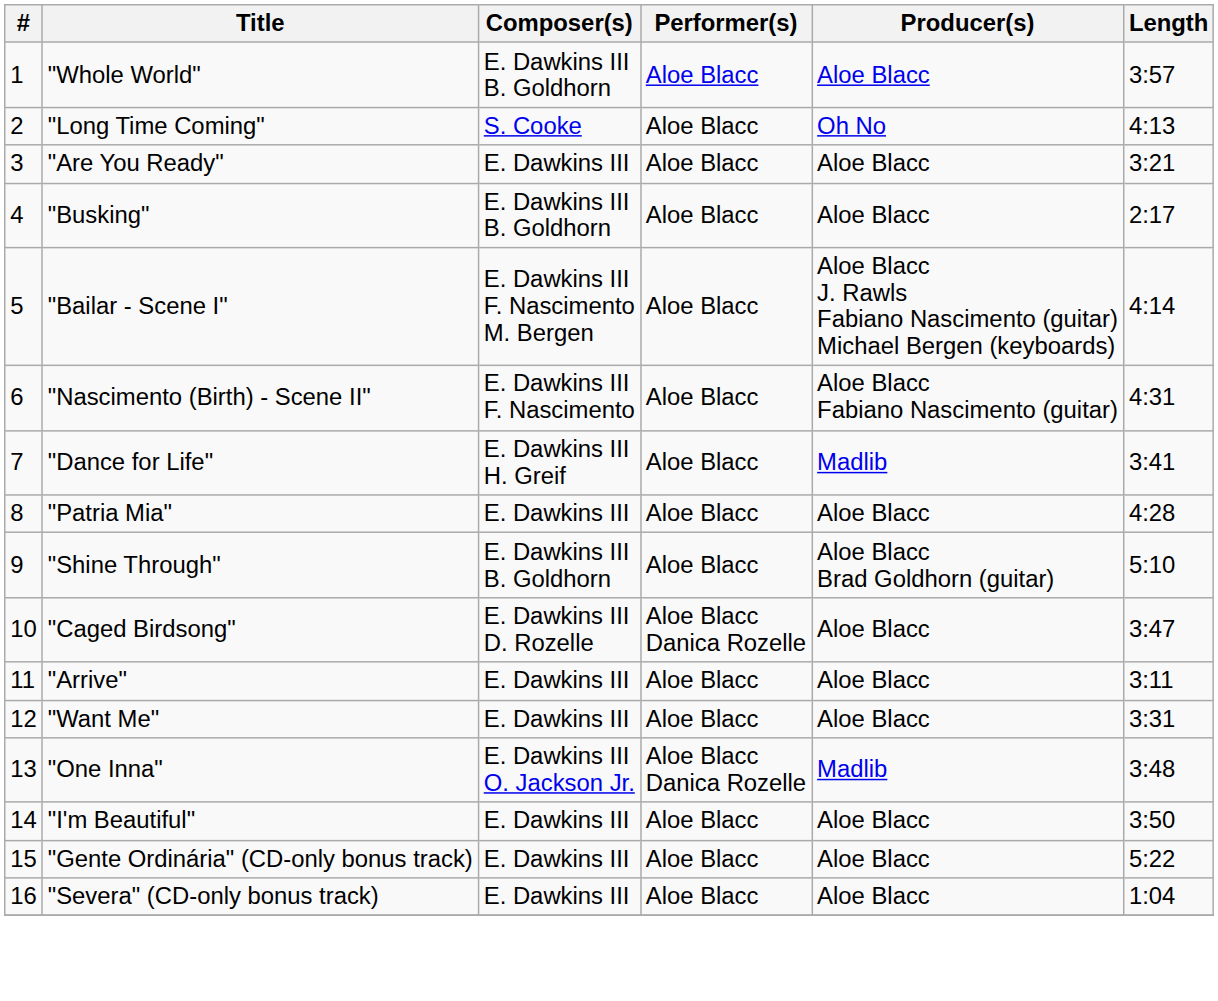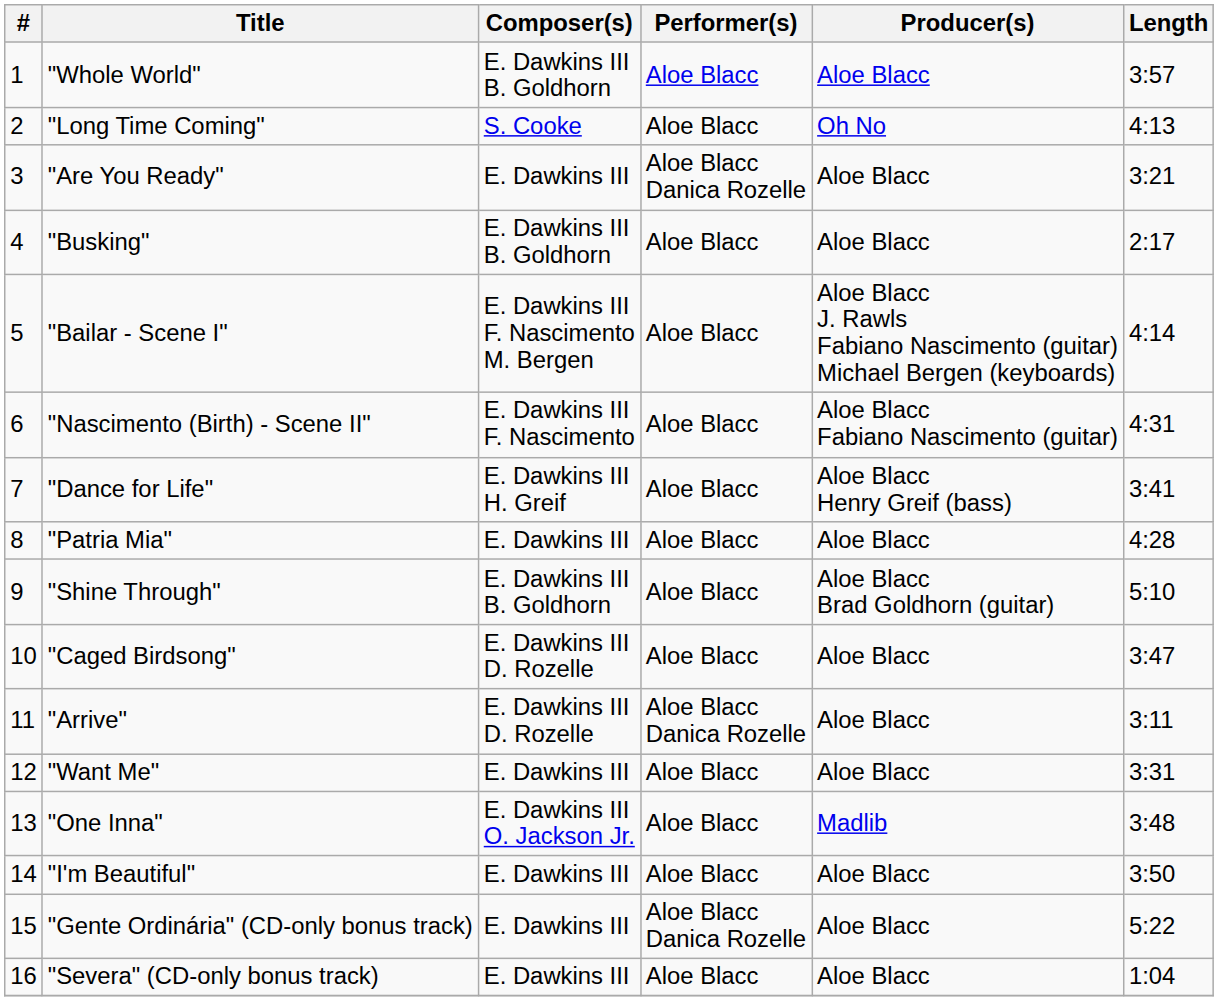(702, 163) Aloe Blacc -> (726, 177) Aloe Blacc Danica Rozelle
(852, 462) Madlib -> (914, 489) Aloe Blacc Henry Greif (bass)
(726, 629) Aloe Blacc Danica Rozelle -> (702, 656) Aloe Blacc
(557, 680) E. Dawkins III -> (557, 720) E. Dawkins III D. Rozelle
(702, 680) Aloe Blacc -> (726, 720) Aloe Blacc Danica Rozelle
(726, 769) Aloe Blacc Danica Rozelle -> (702, 823) Aloe Blacc
(702, 858) Aloe Blacc -> (726, 925) Aloe Blacc Danica Rozelle
